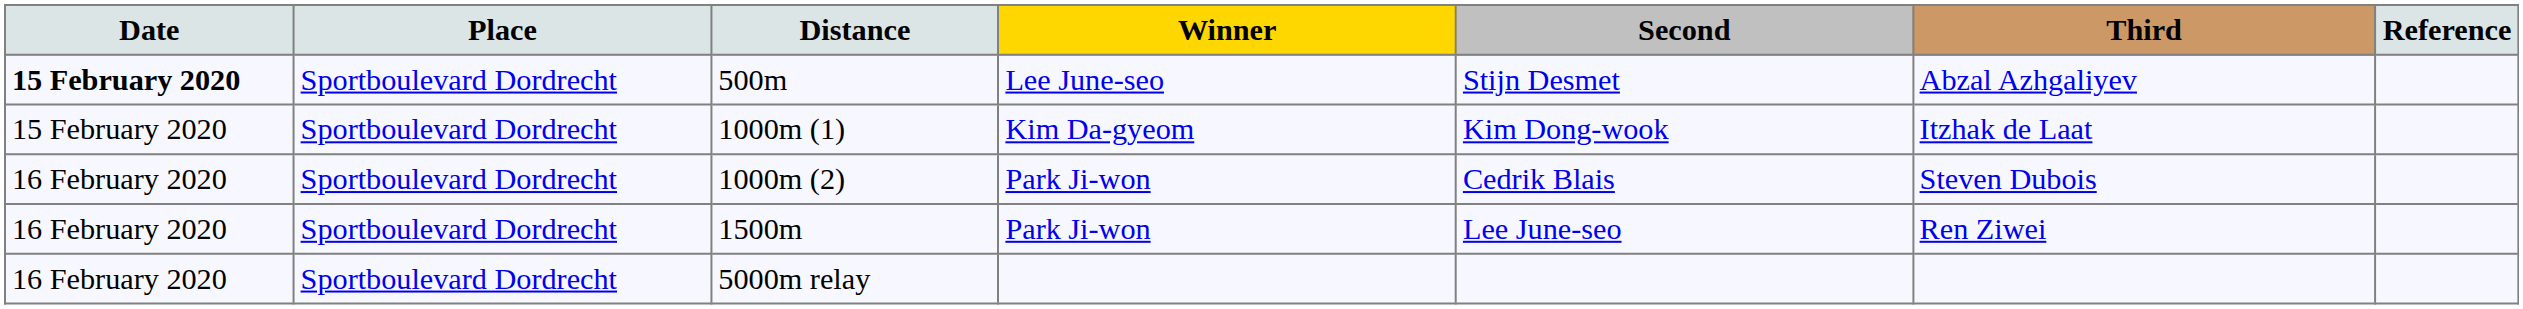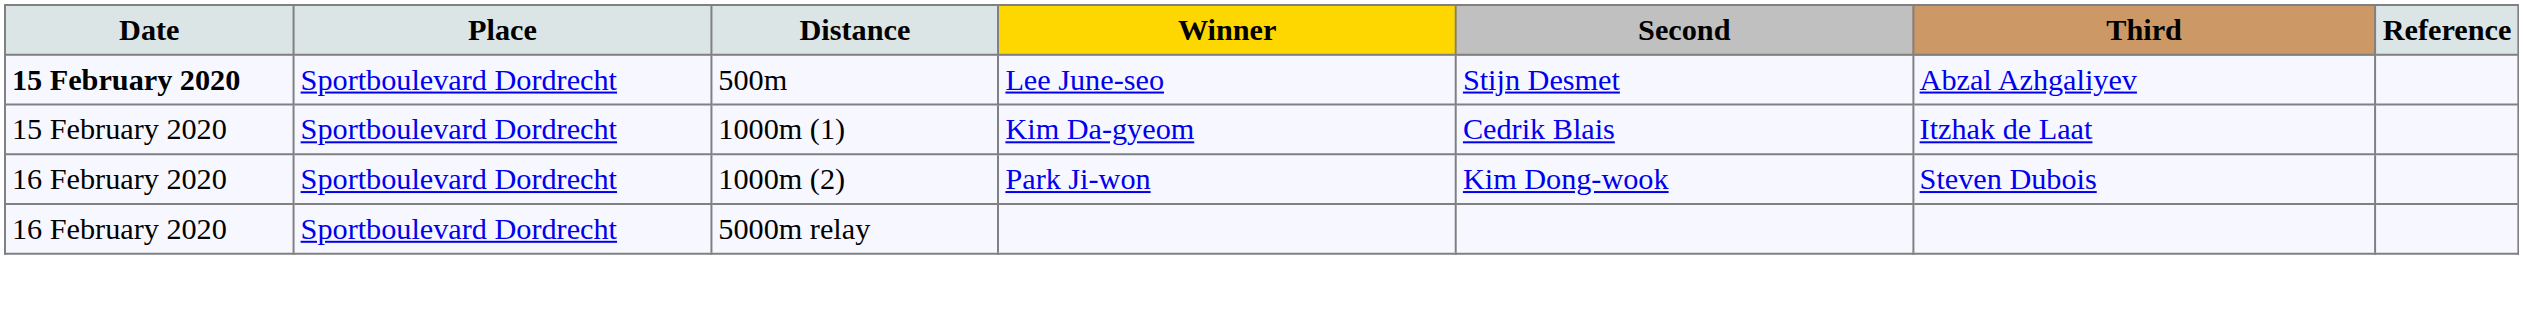(1566, 128) Kim Dong-wook -> (1539, 128) Cedrik Blais
(1539, 178) Cedrik Blais -> (1566, 178) Kim Dong-wook
- row: (760, 228)
